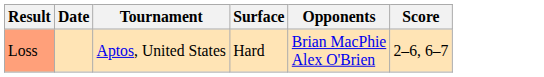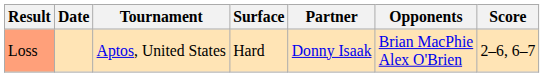+ column: (332, 16)
